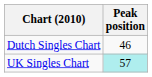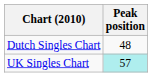(125, 44) 46 -> (125, 44) 48
